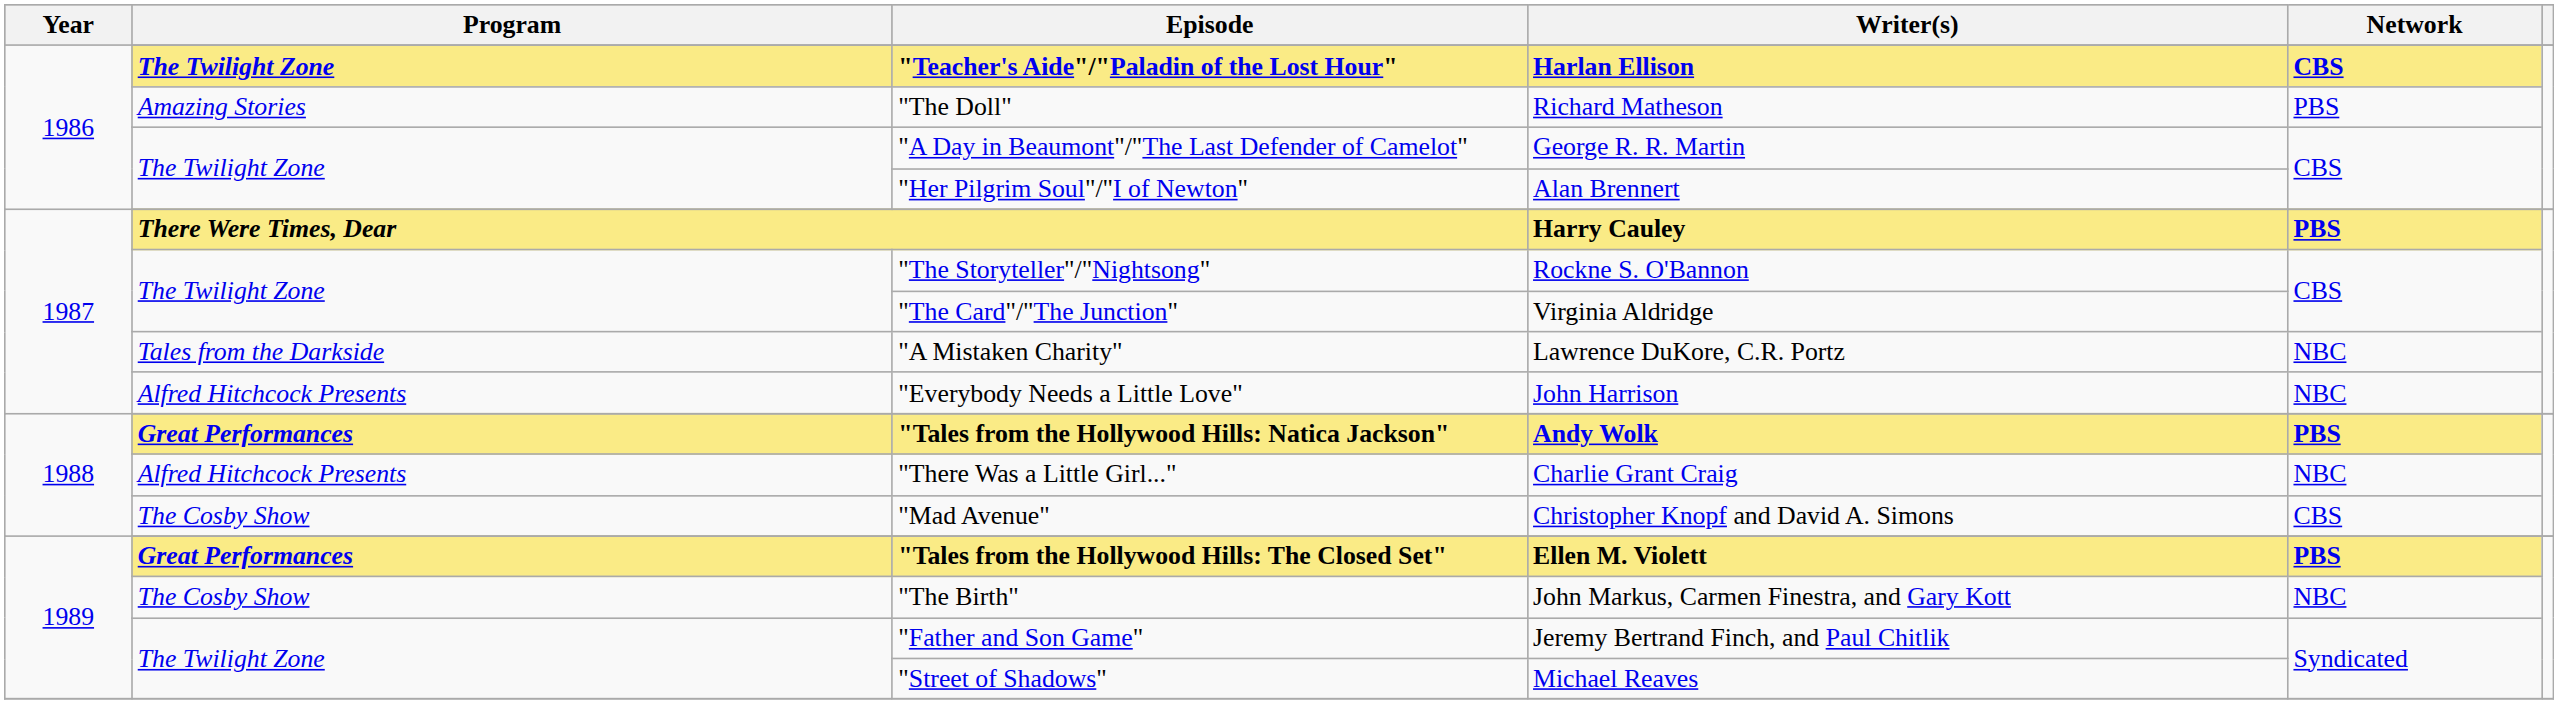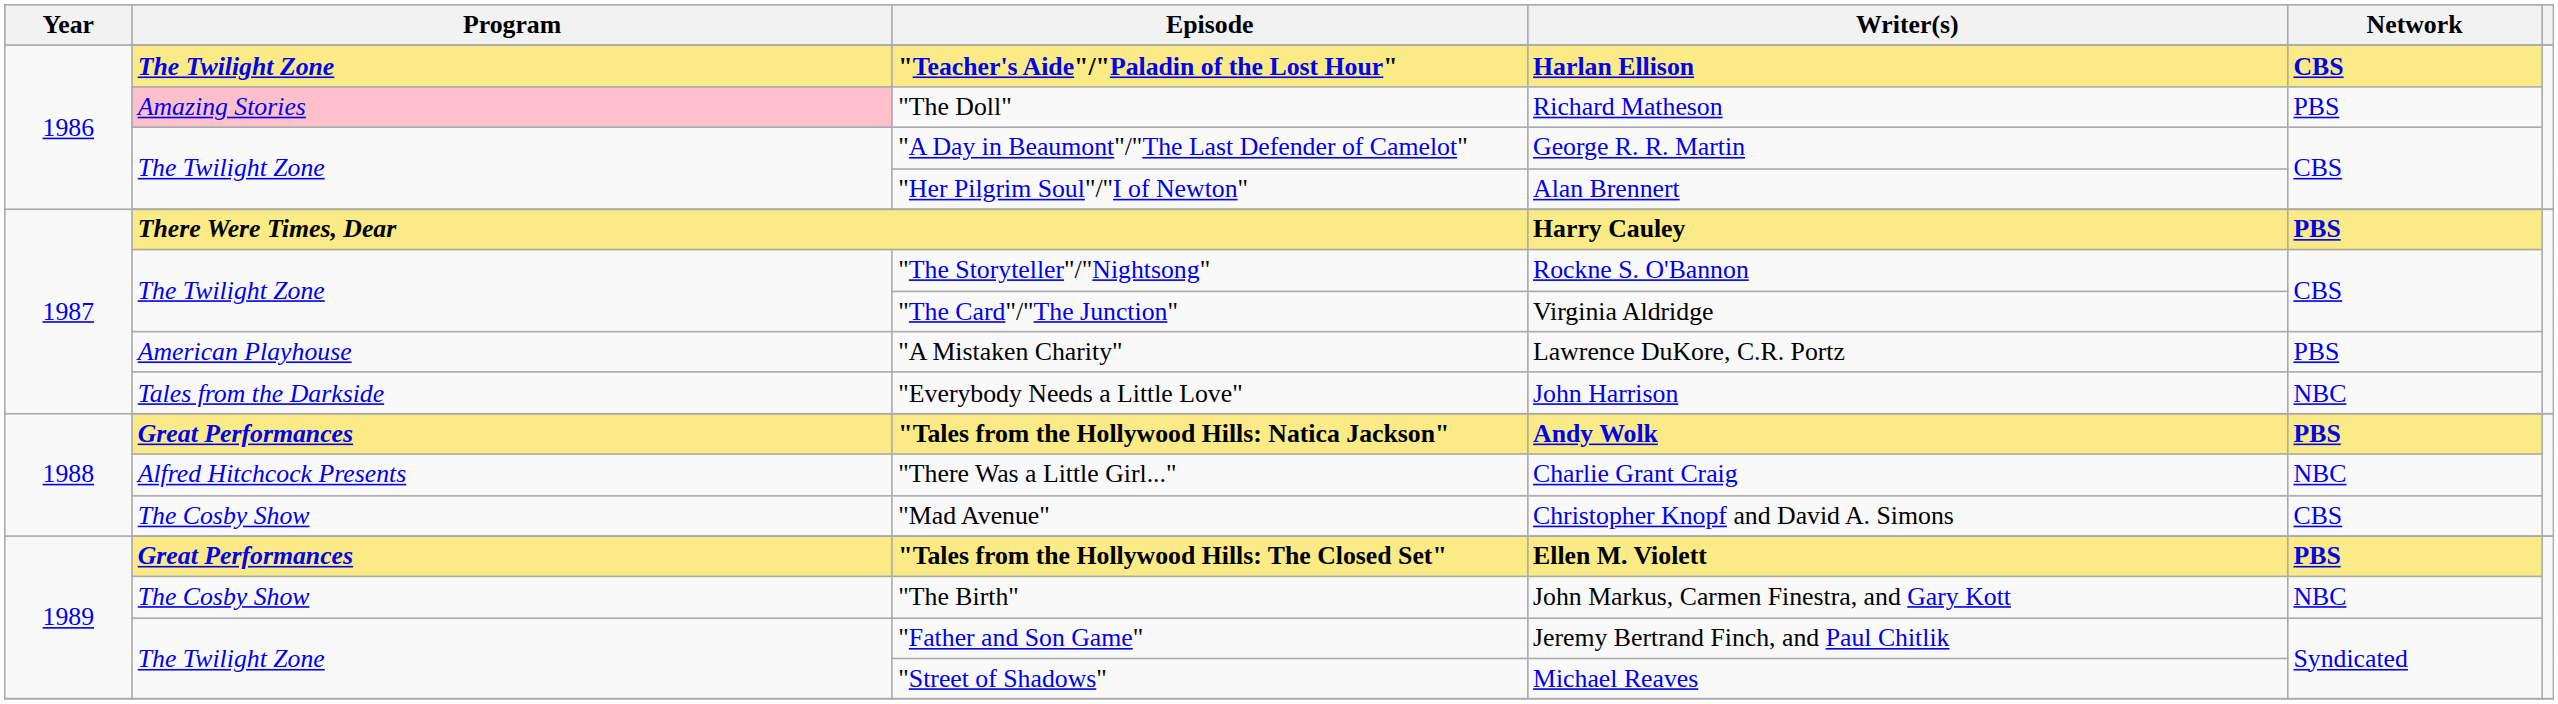(222, 106) no background -> (222, 106) pink background
(261, 351) Tales from the Darkside -> (245, 351) American Playhouse
(2320, 351) NBC -> (2316, 351) PBS
(272, 392) Alfred Hitchcock Presents -> (261, 392) Tales from the Darkside
